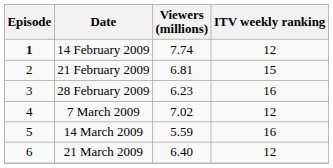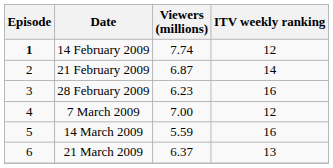(182, 70) 6.81 -> (182, 70) 6.87
(270, 70) 15 -> (270, 70) 14
(182, 111) 7.02 -> (182, 111) 7.00
(182, 152) 6.40 -> (182, 152) 6.37
(270, 152) 12 -> (270, 152) 13
